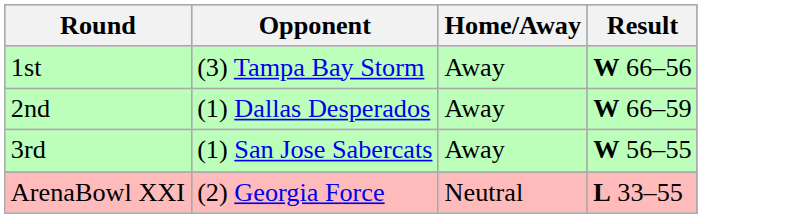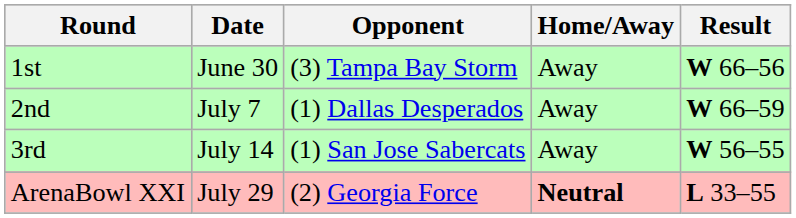+ column: (238, 25)
(484, 191) normal -> (581, 191) bold
